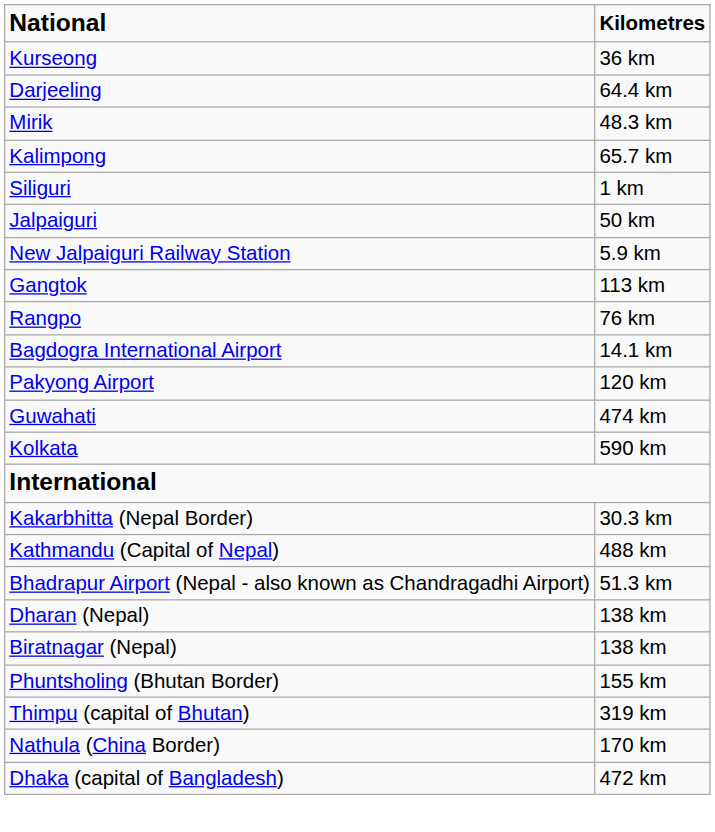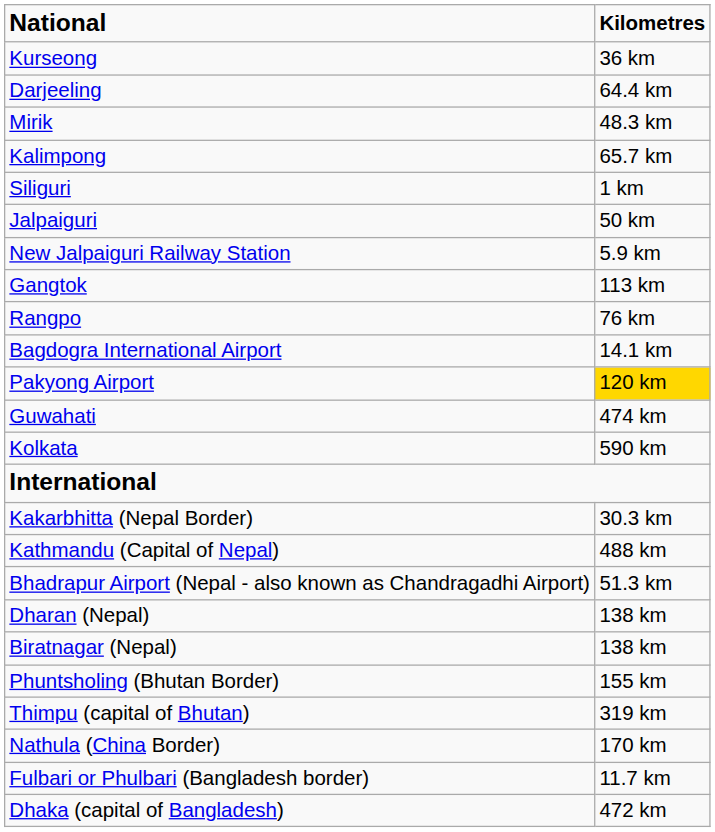(633, 383) no background -> (633, 383) gold background
+ row: (189, 778)
